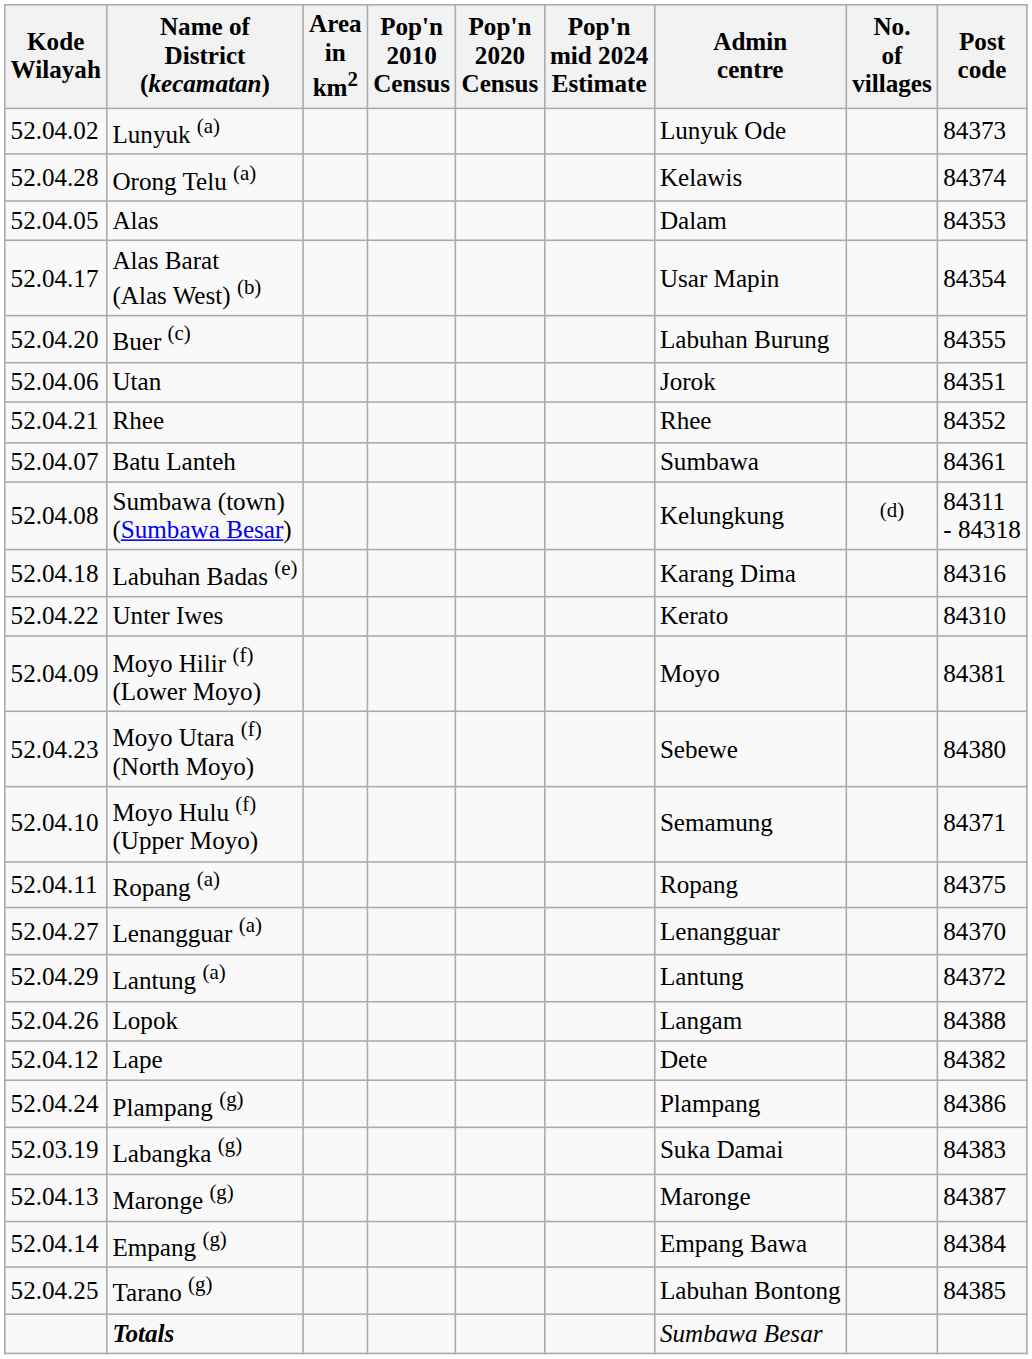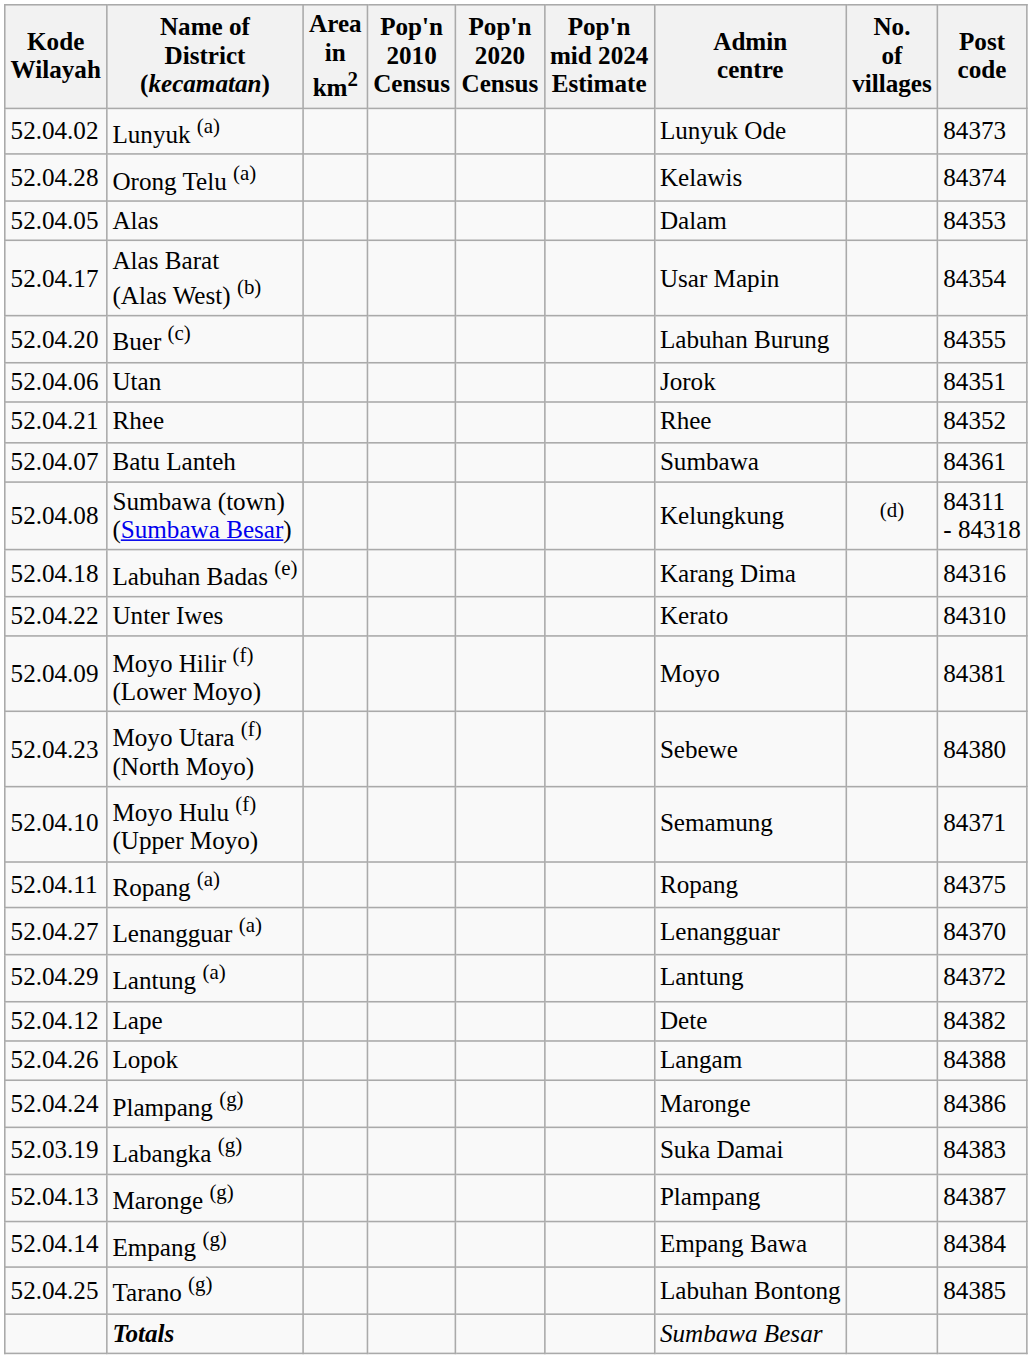rows swapped: (138, 1060) <-> (145, 1020)
(710, 1103) Plampang -> (705, 1103) Maronge
(705, 1197) Maronge -> (710, 1197) Plampang
